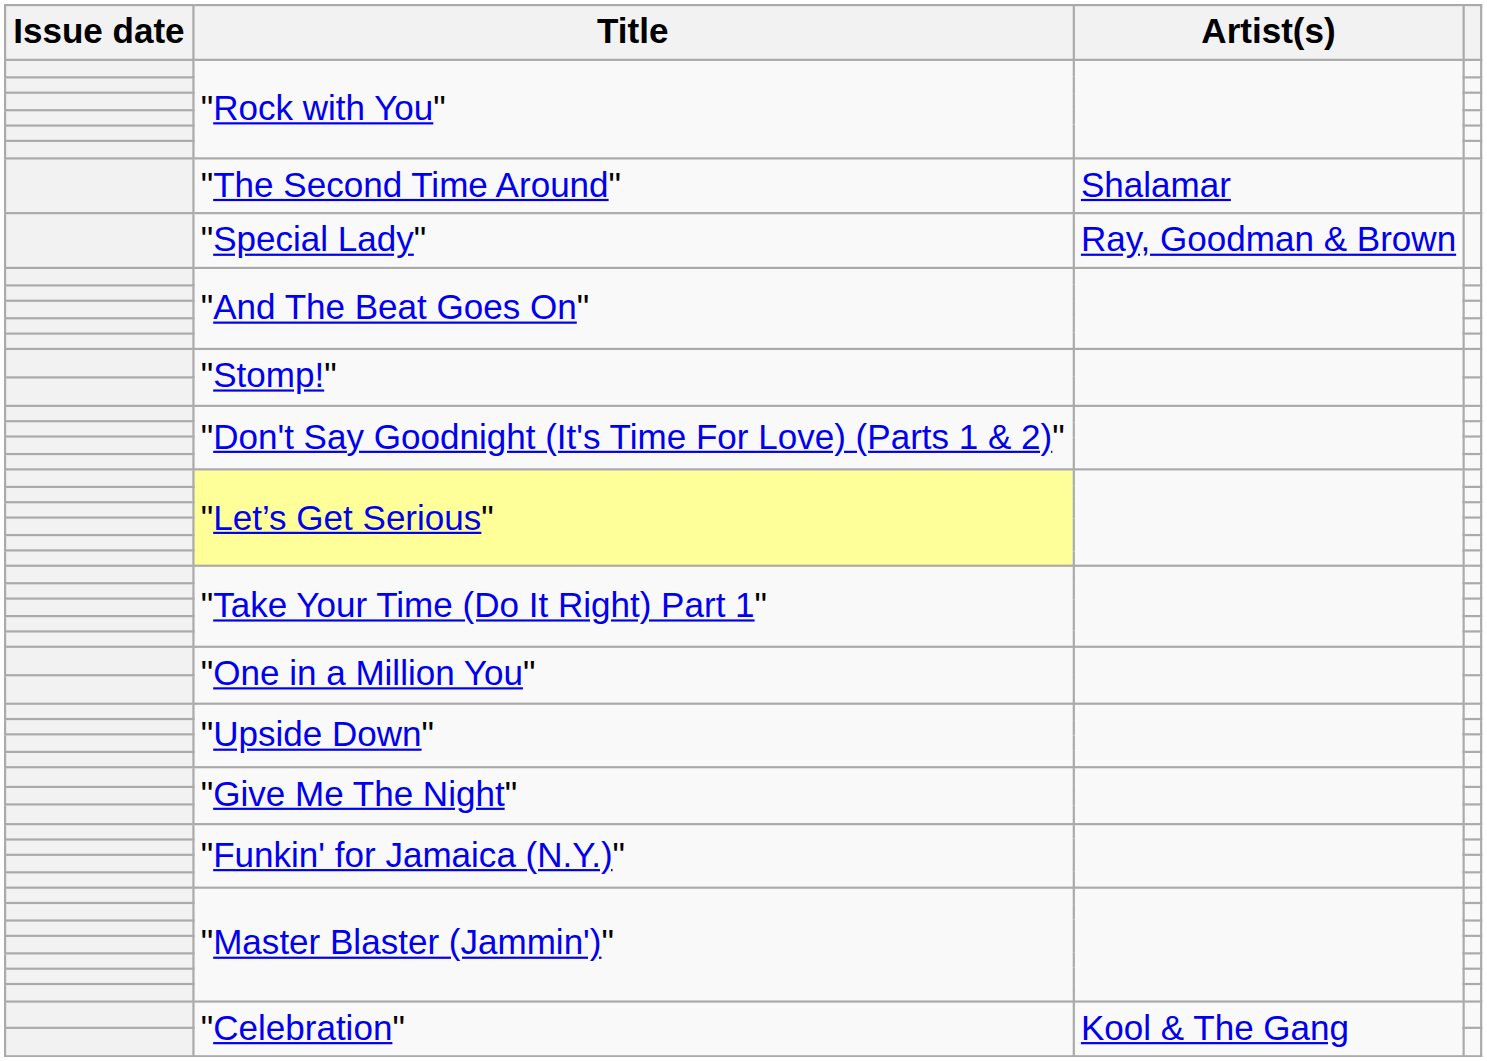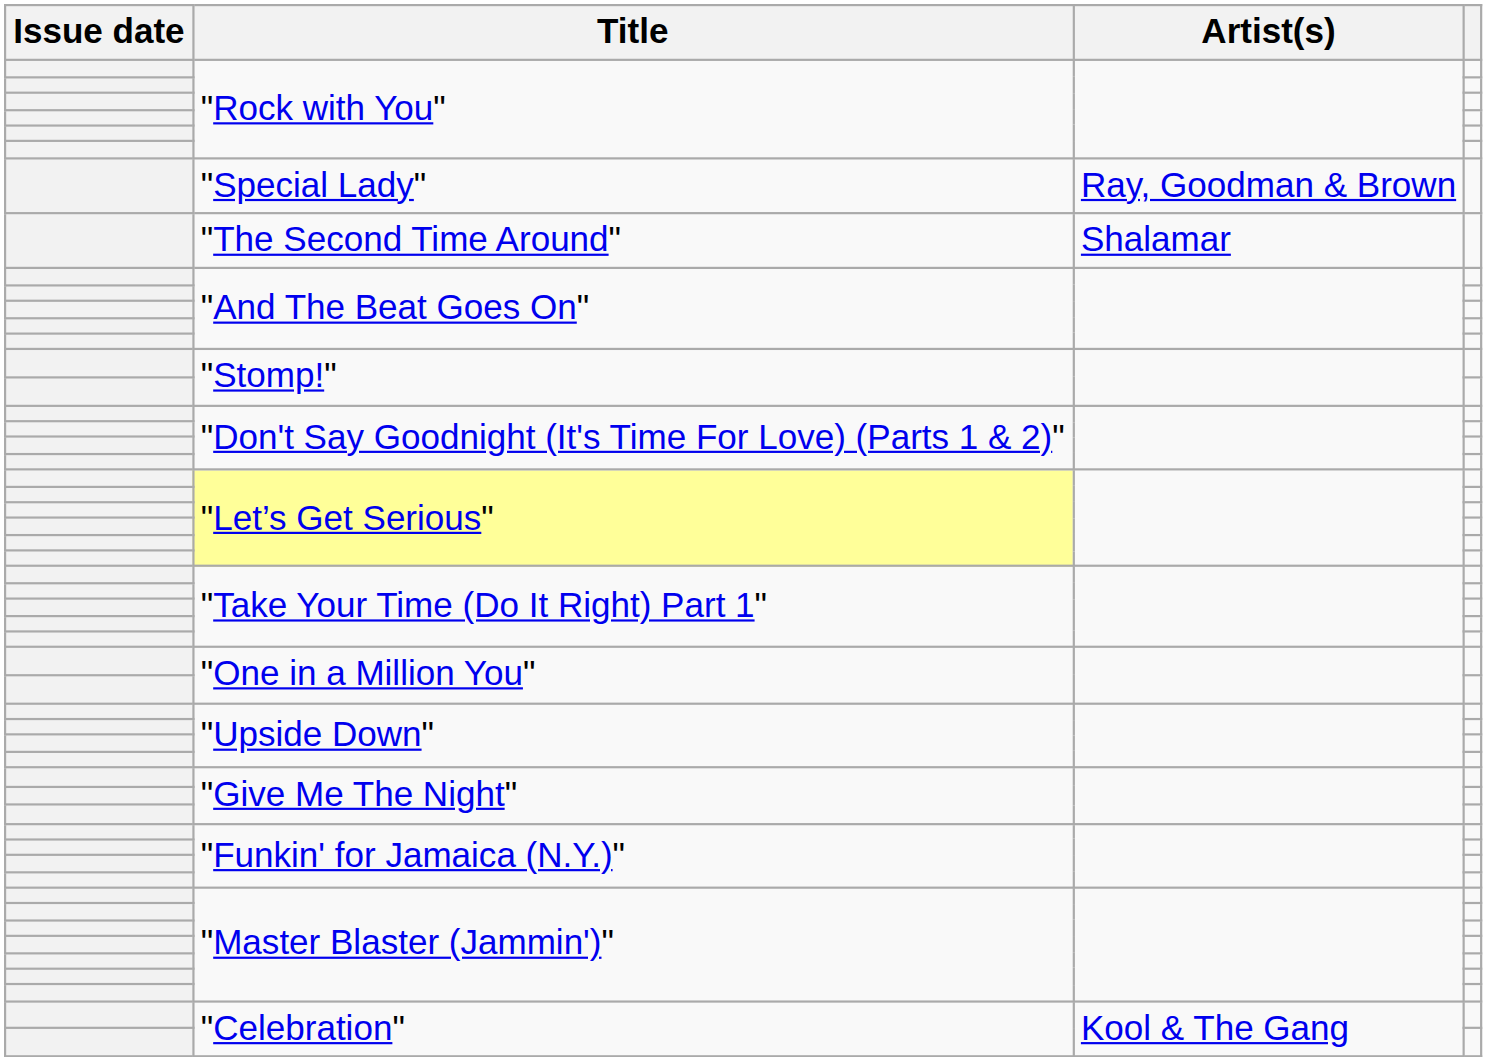rows swapped: (411, 184) <-> (314, 240)
